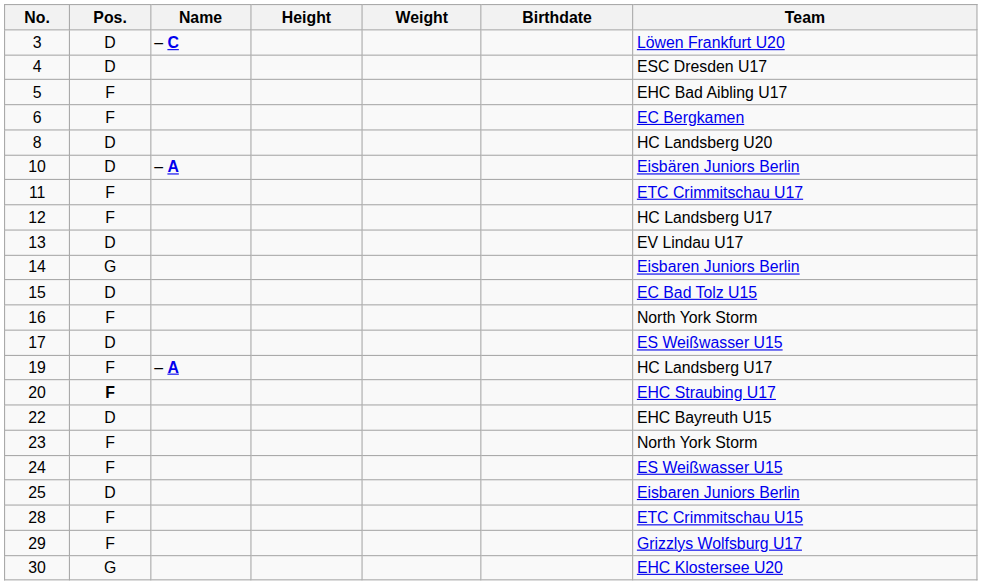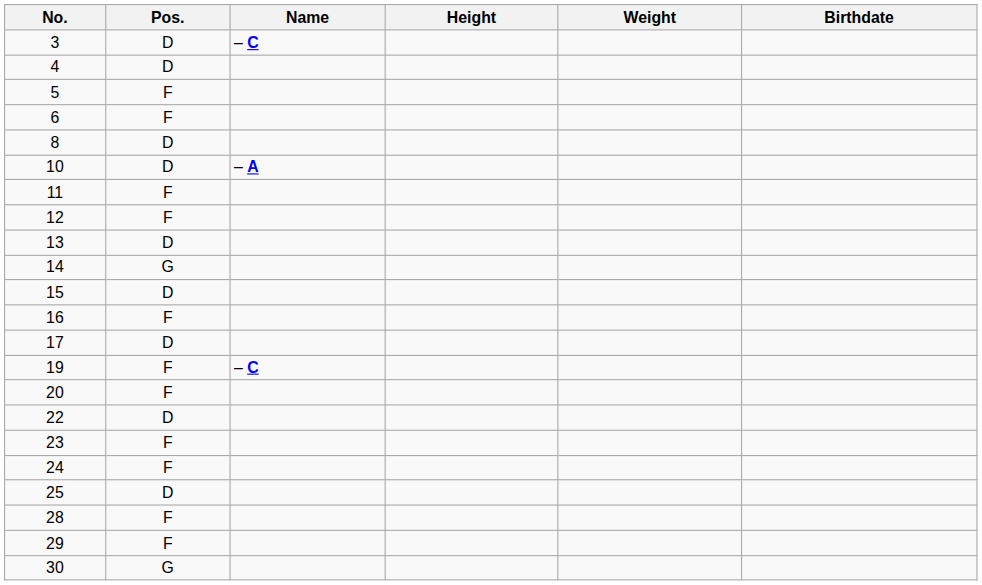- column: (805, 17)
(167, 368) – A -> (246, 368) – C
(110, 393) bold -> (168, 393) normal
